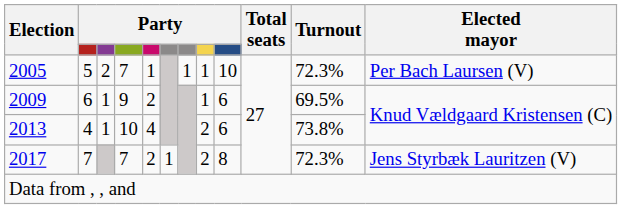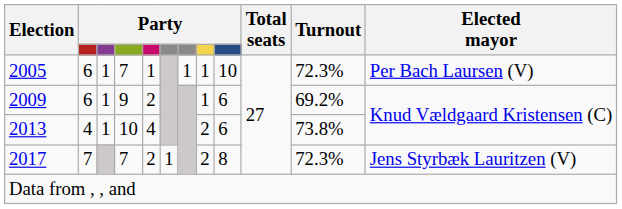(88, 70) 5 -> (88, 70) 6
(106, 70) 2 -> (106, 70) 1
(319, 99) 69.5% -> (319, 99) 69.2%
